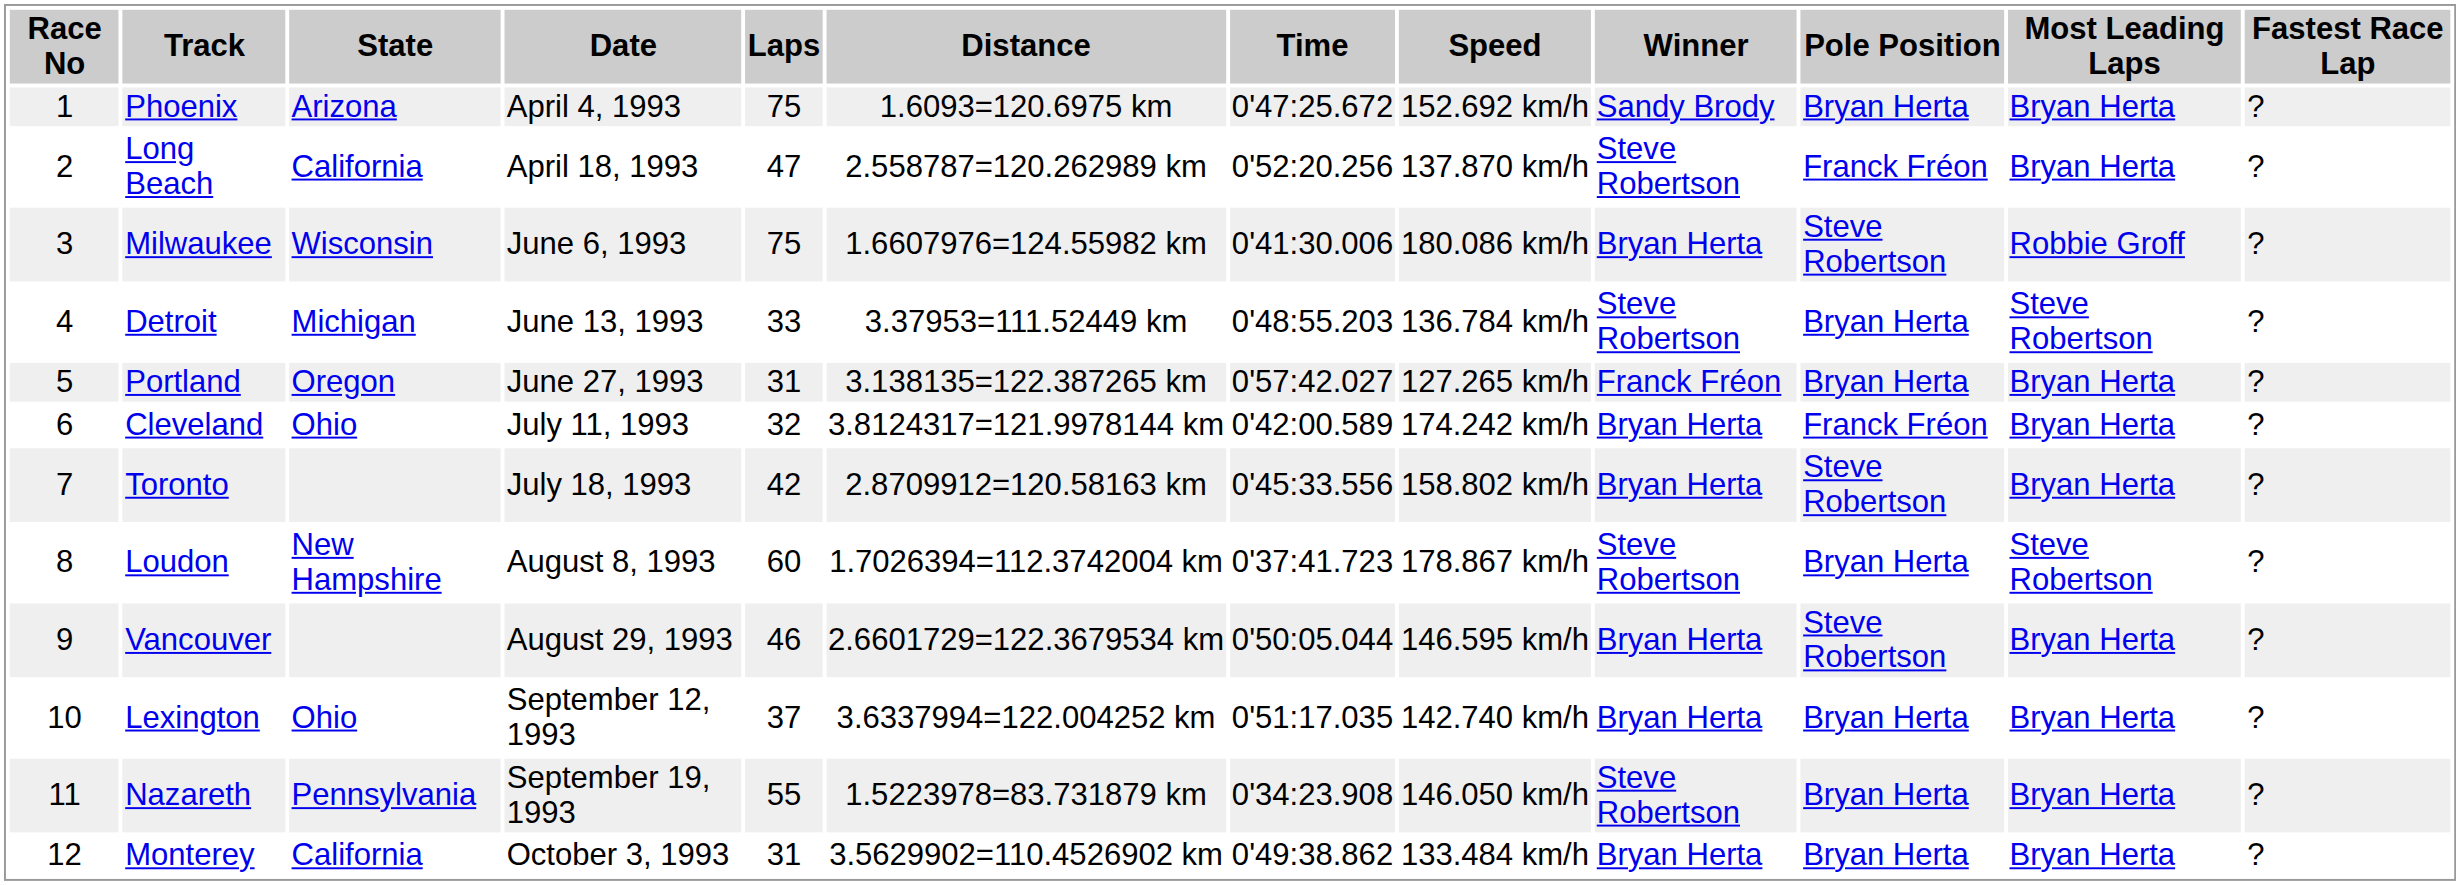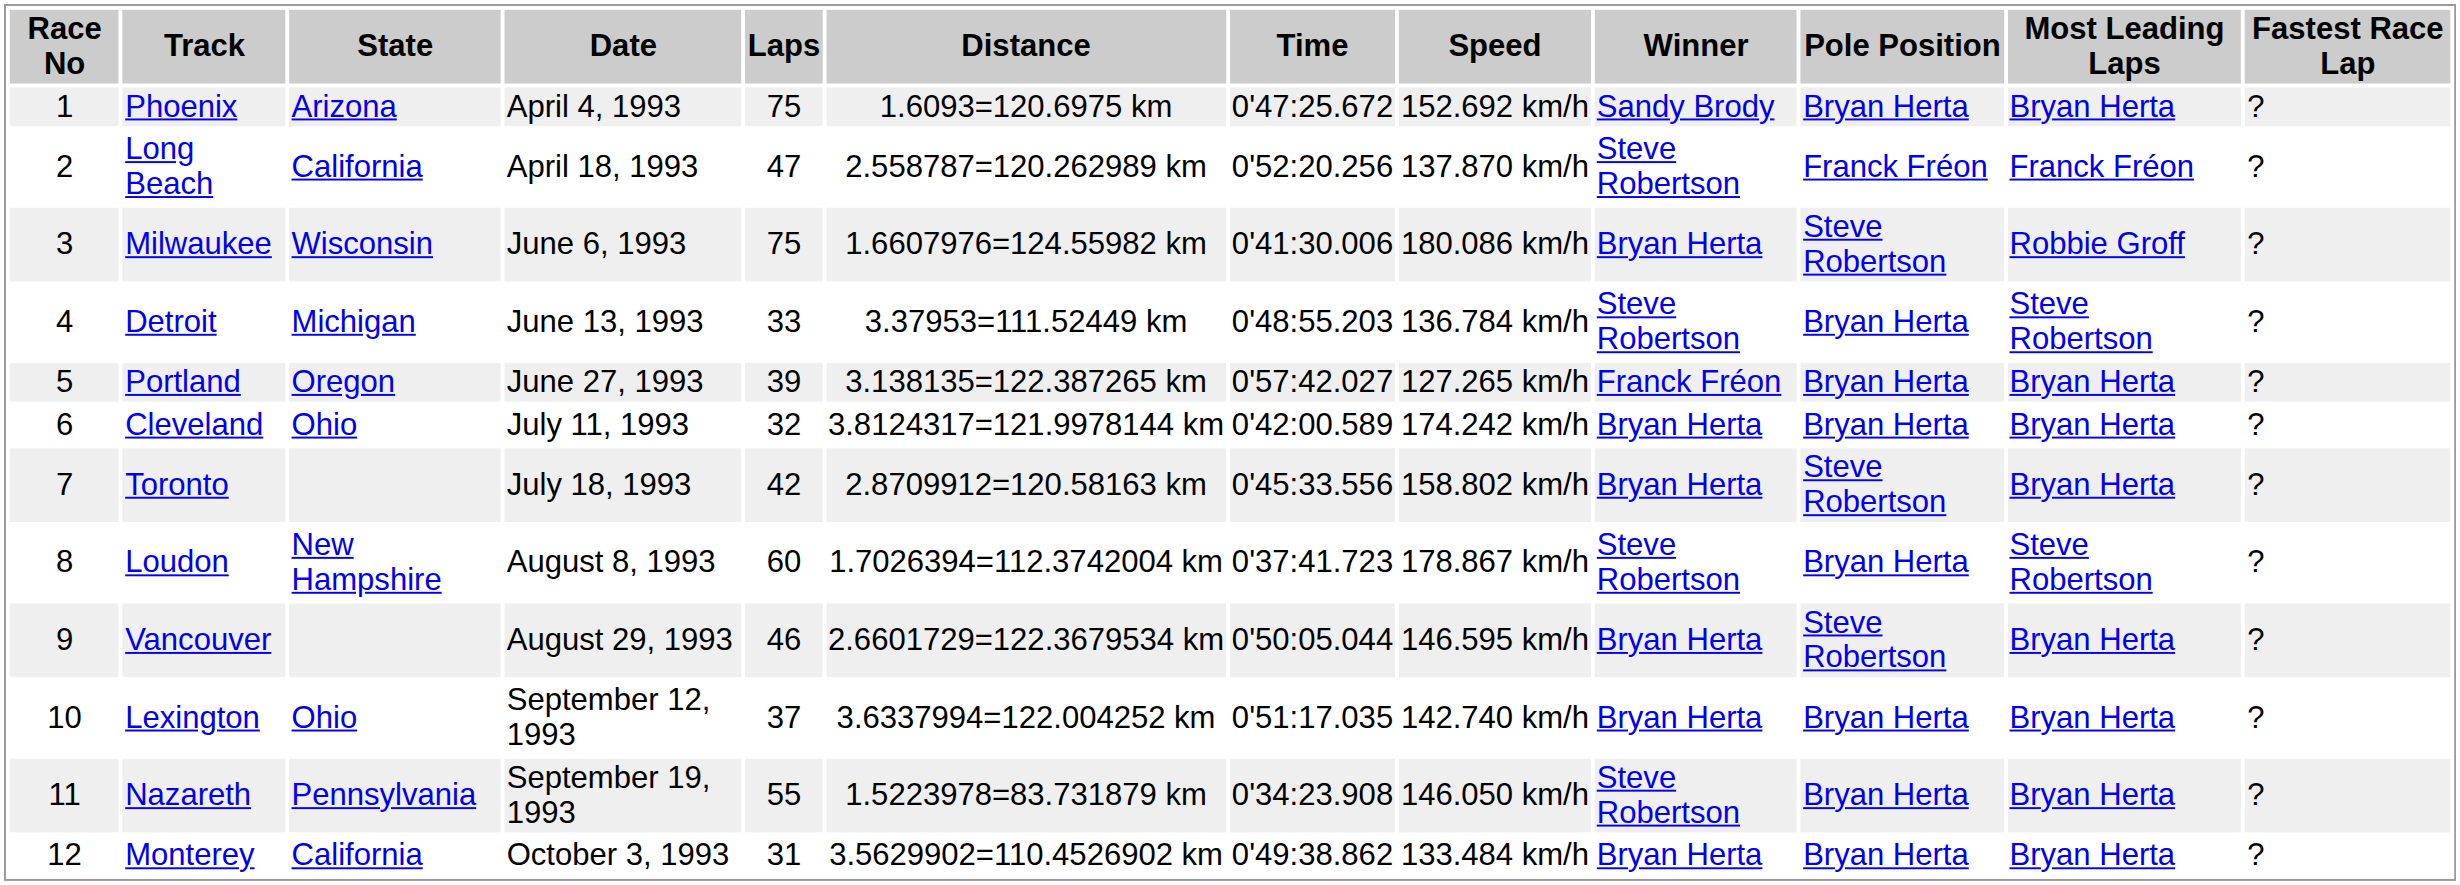(2092, 166) Bryan Herta -> (2102, 166) Franck Fréon
(784, 381) 31 -> (784, 381) 39
(1895, 424) Franck Fréon -> (1886, 424) Bryan Herta
